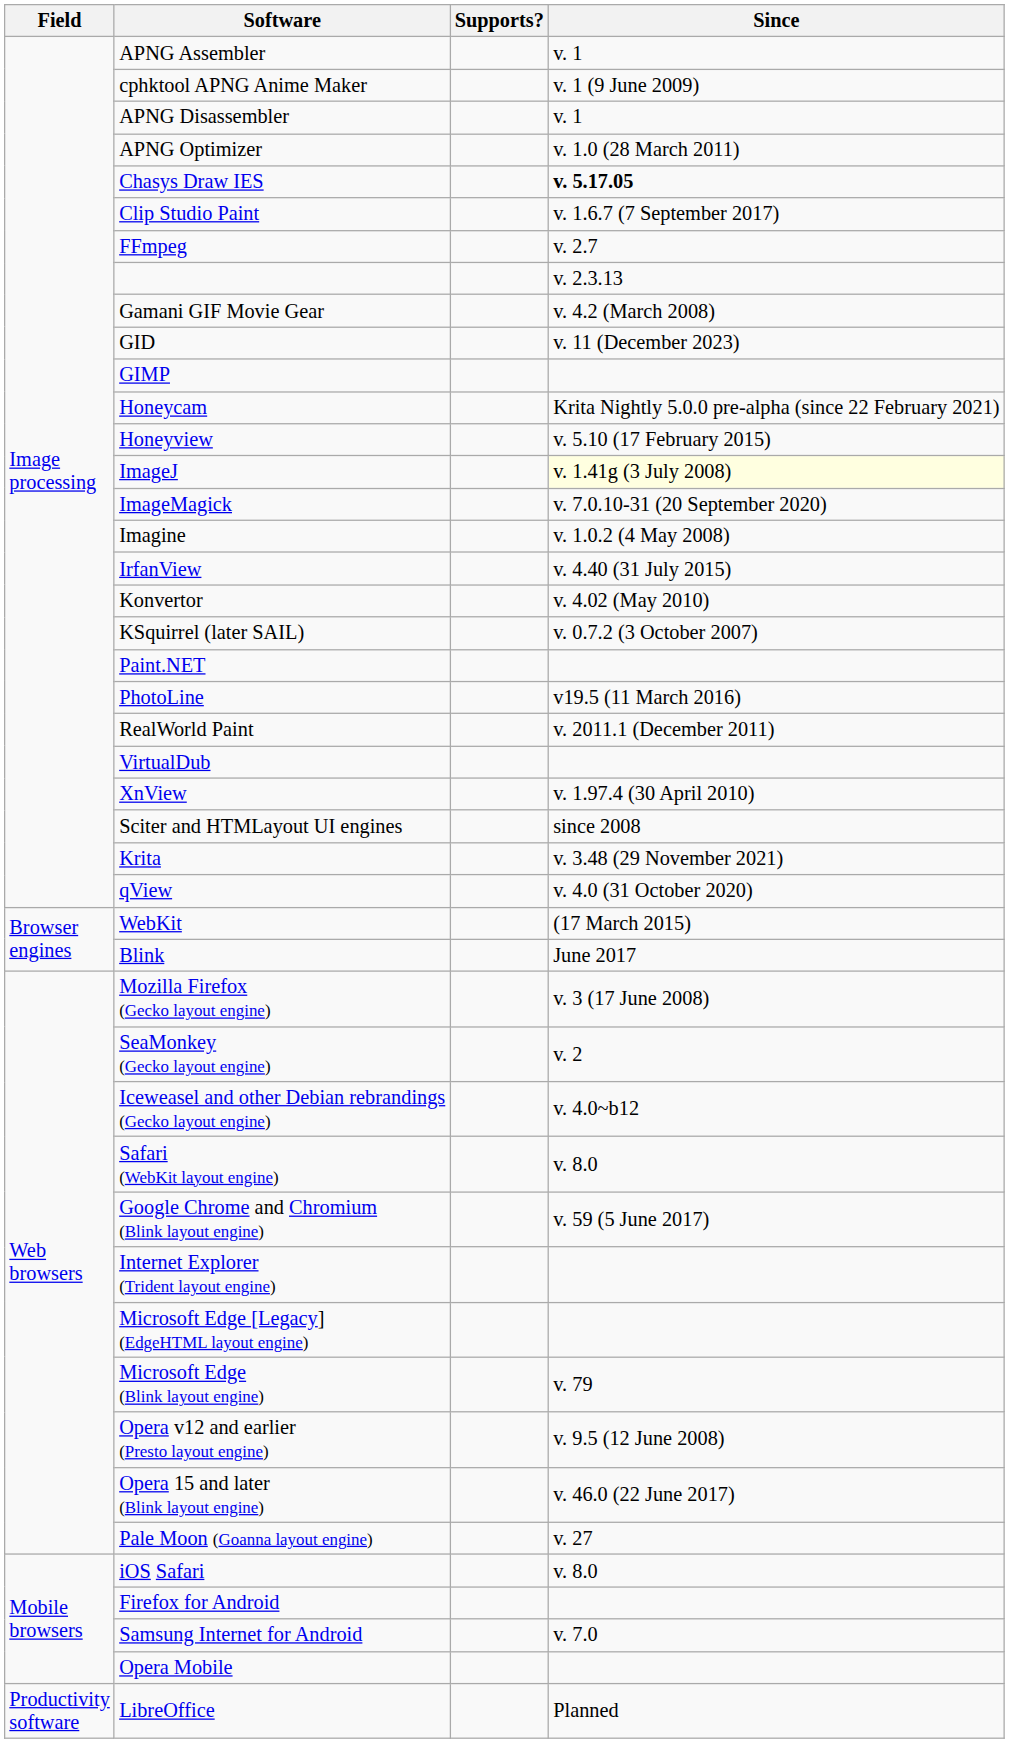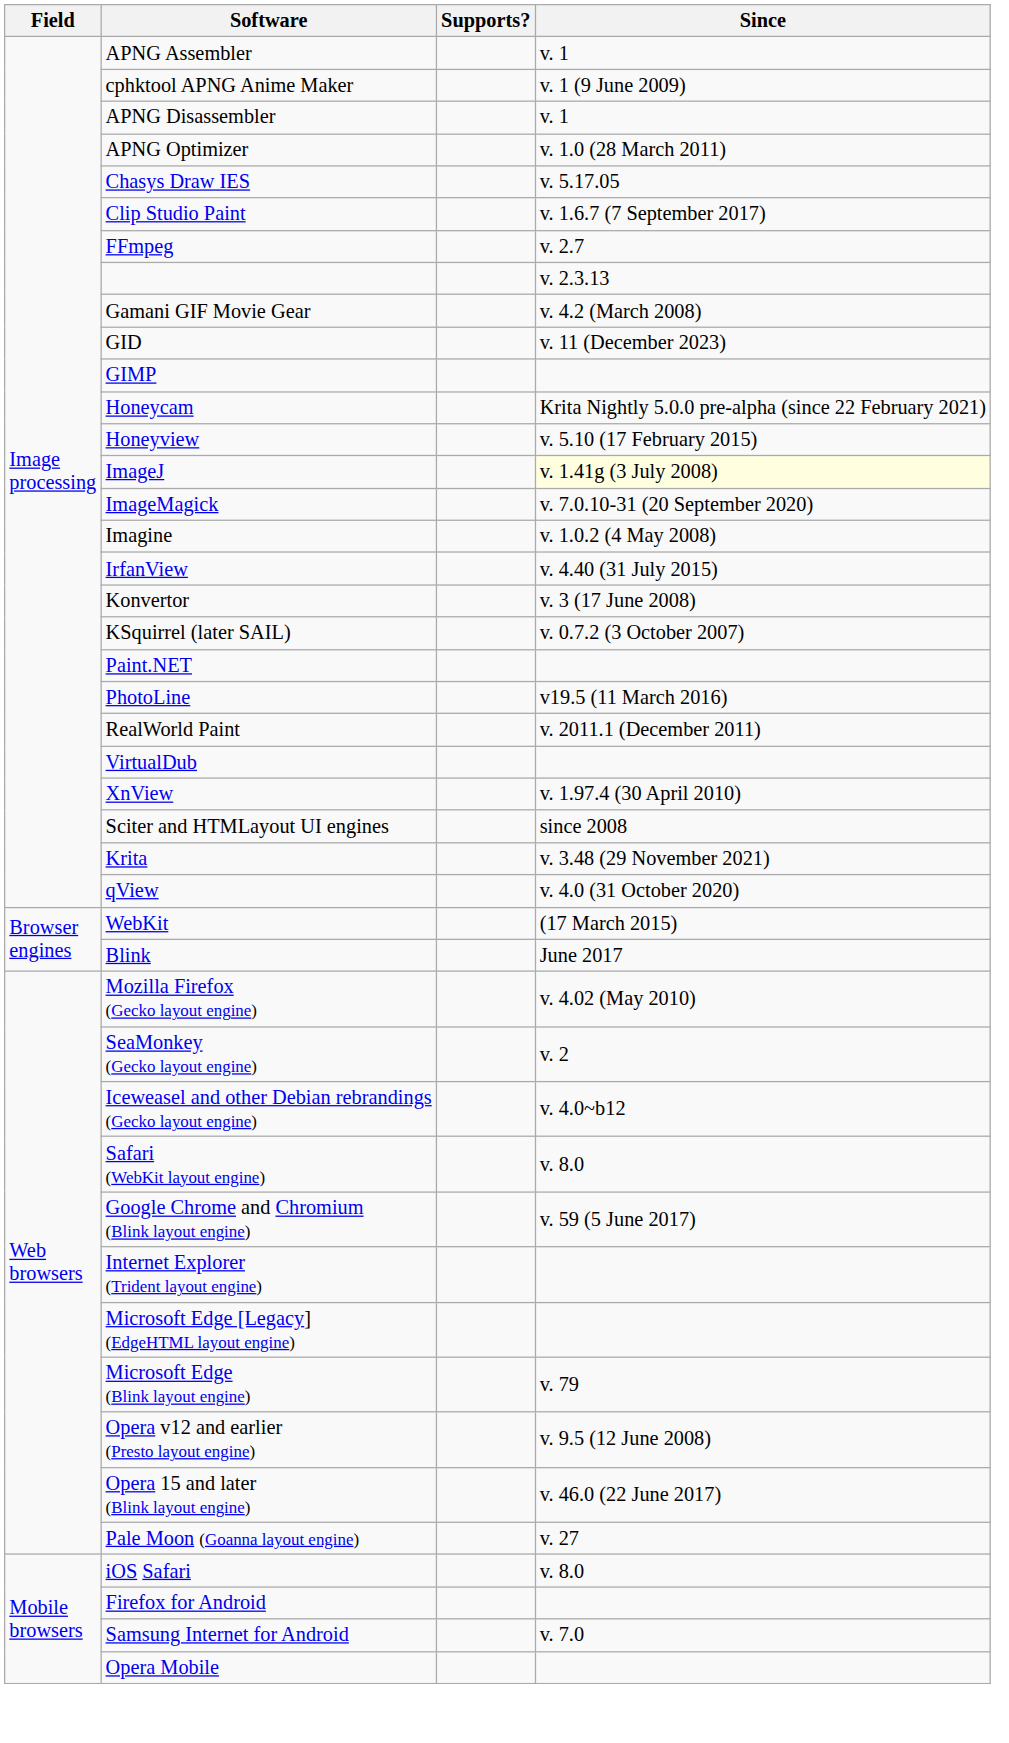(593, 181) bold -> (580, 181) normal
(631, 600) v. 4.02 (May 2010) -> (618, 600) v. 3 (17 June 2008)
(631, 998) v. 3 (17 June 2008) -> (618, 998) v. 4.02 (May 2010)
- row: (167, 1710)
